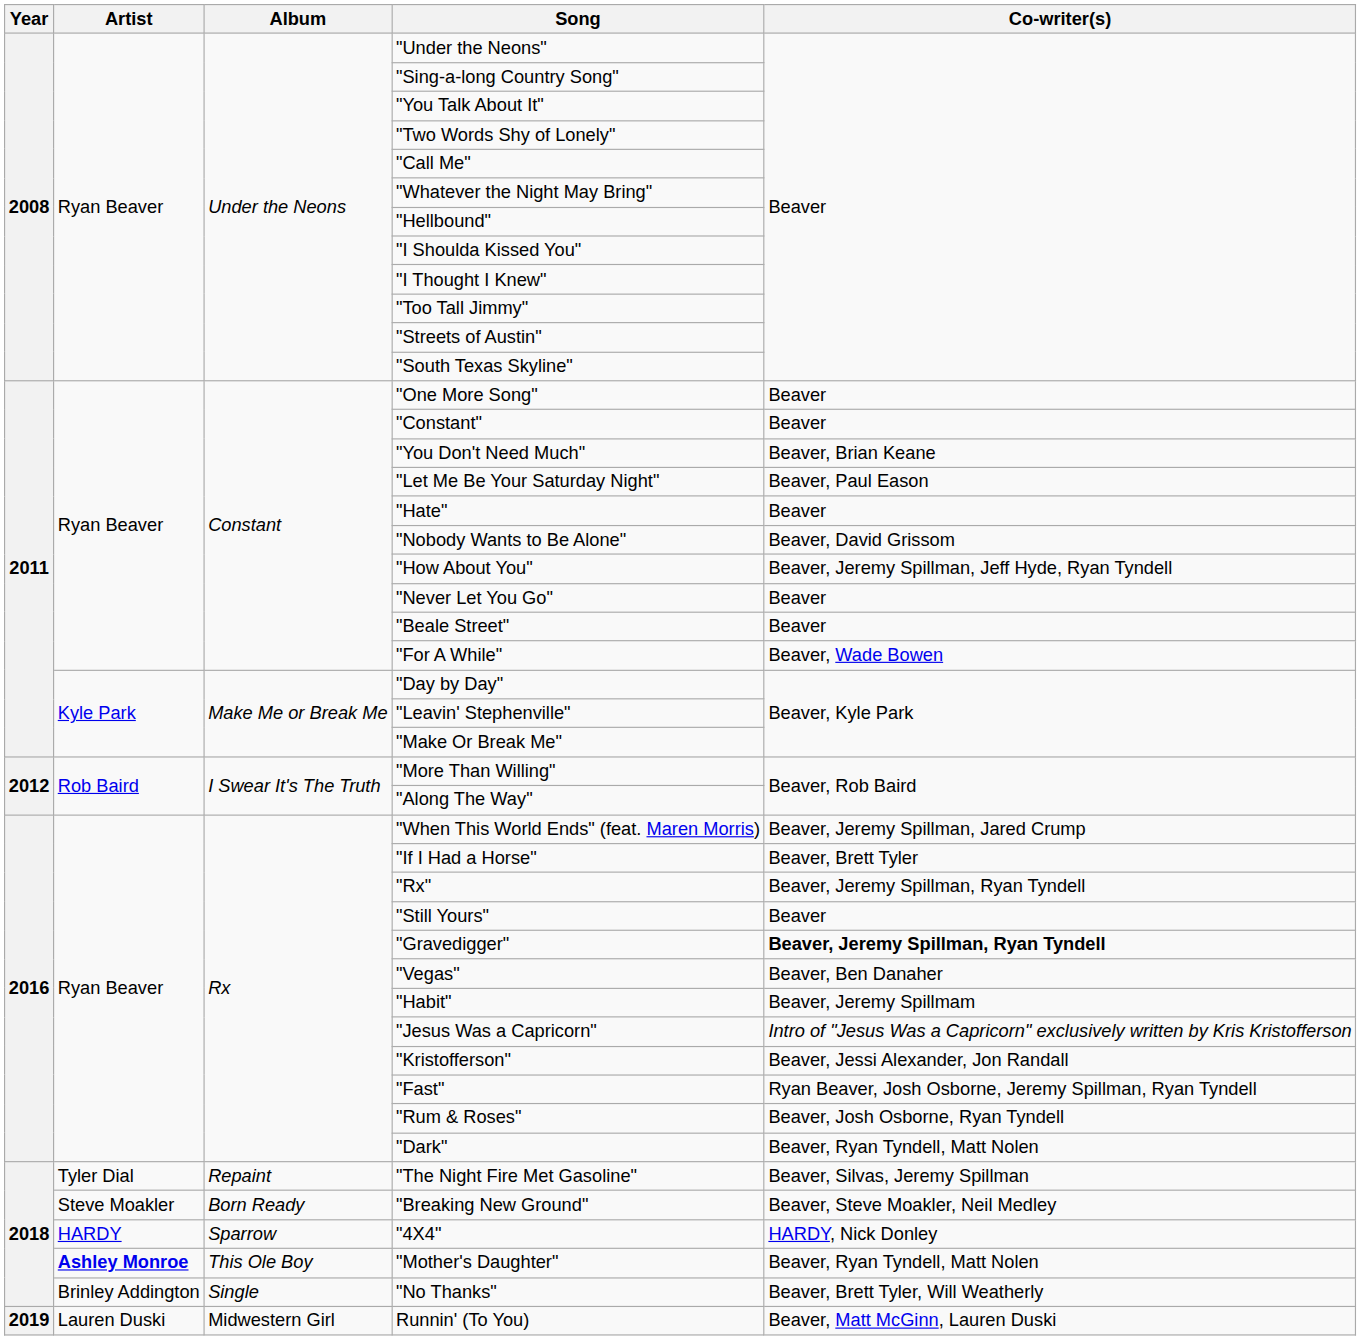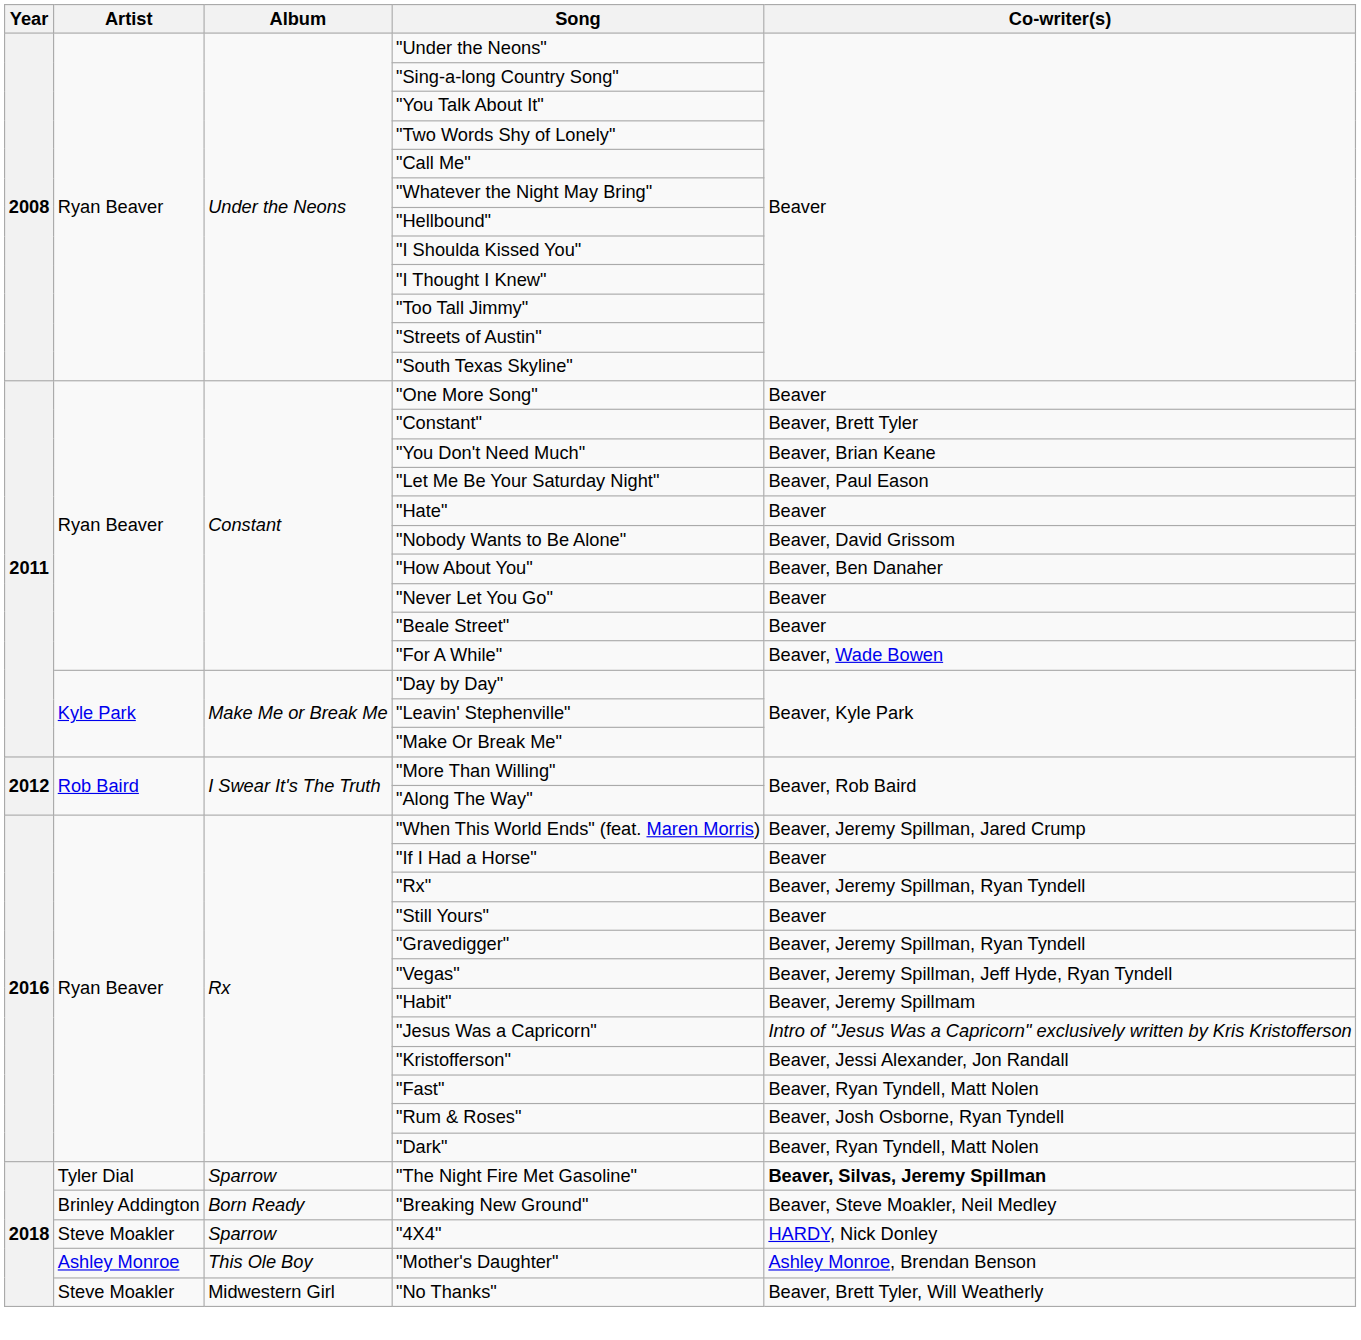(797, 423) Beaver -> (843, 423) Beaver, Brett Tyler
(970, 568) Beaver, Jeremy Spillman, Jeff Hyde, Ryan Tyndell -> (856, 568) Beaver, Ben Danaher
(843, 857) Beaver, Brett Tyler -> (797, 857) Beaver
(937, 944) bold -> (927, 944) normal
(856, 973) Beaver, Ben Danaher -> (970, 973) Beaver, Jeremy Spillman, Jeff Hyde, Ryan Tyndell
(1013, 1089) Ryan Beaver, Josh Osborne, Jeremy Spillman, Ryan Tyndell -> (904, 1089) Beaver, Ryan Tyndell, Matt Nolen
(240, 1176) Repaint -> (242, 1176) Sparrow
(899, 1176) normal -> (907, 1176) bold
(116, 1204) Steve Moakler -> (129, 1204) Brinley Addington
(90, 1233) HARDY -> (116, 1233) Steve Moakler
(123, 1262) bold -> (119, 1262) normal
(904, 1262) Beaver, Ryan Tyndell, Matt Nolen -> (902, 1262) Ashley Monroe, Brendan Benson
(129, 1291) Brinley Addington -> (116, 1291) Steve Moakler
(233, 1291) Single -> (271, 1291) Midwestern Girl
- row: (463, 1320)
